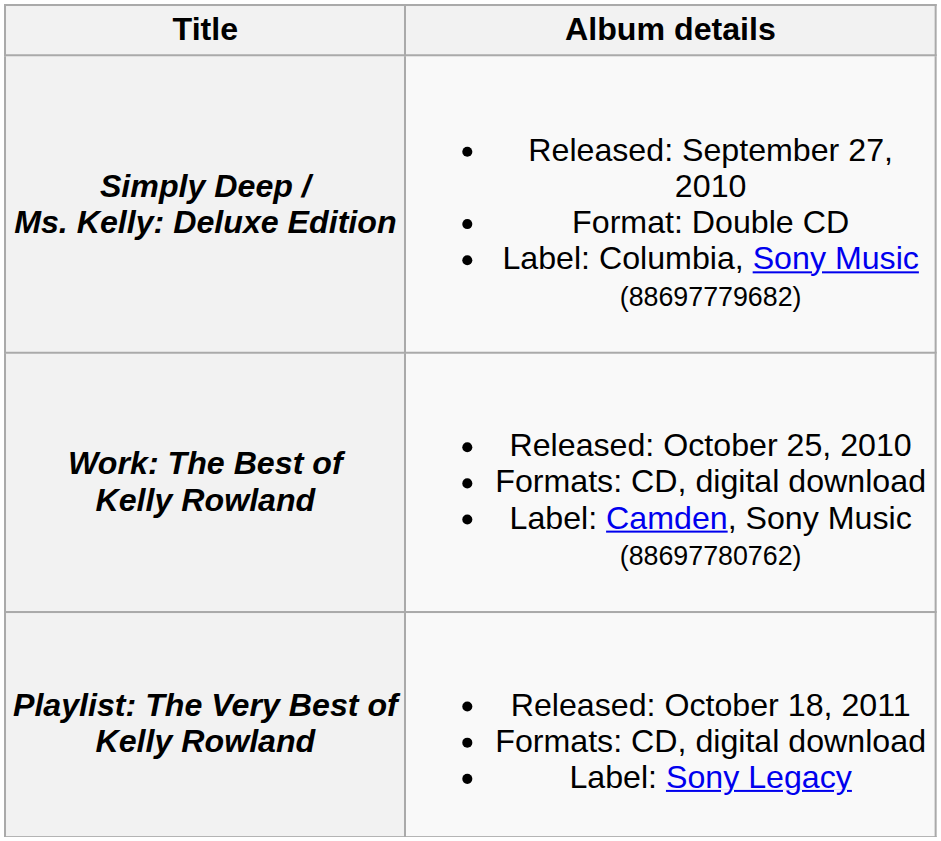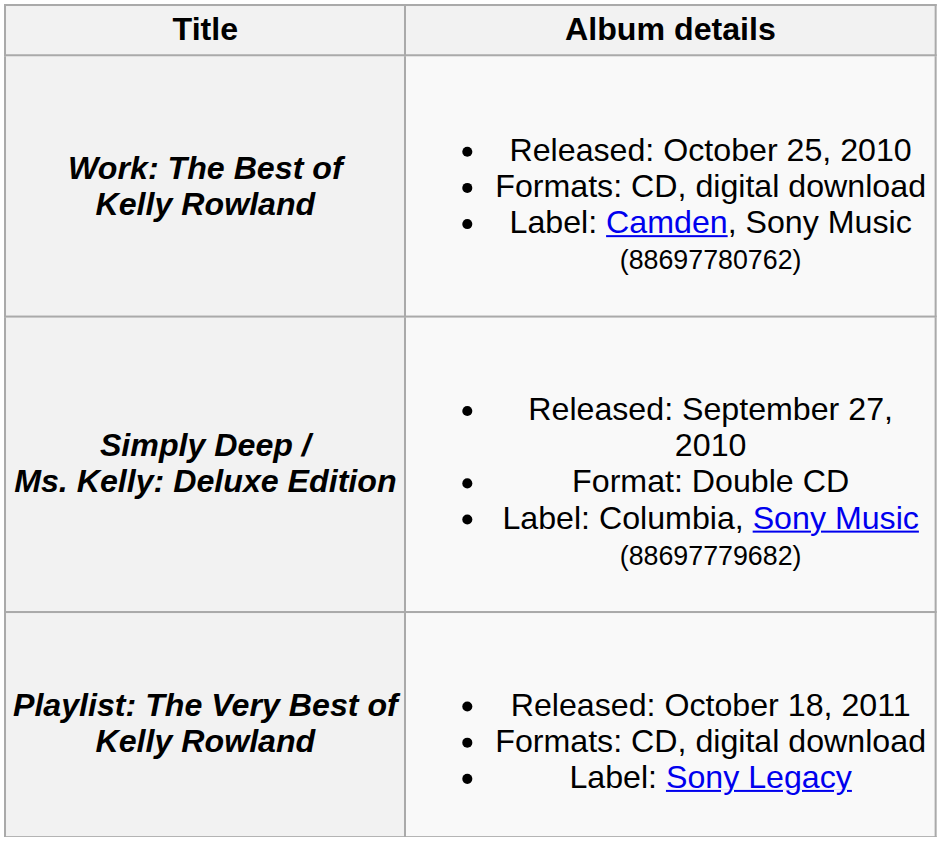rows swapped: (205, 203) <-> (205, 481)
